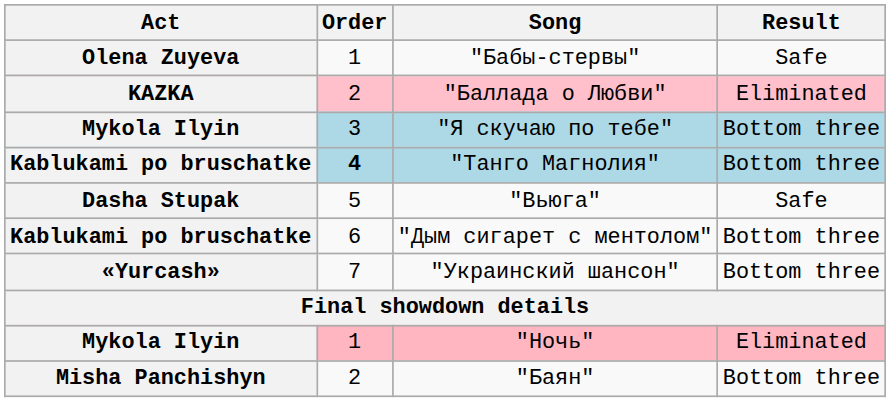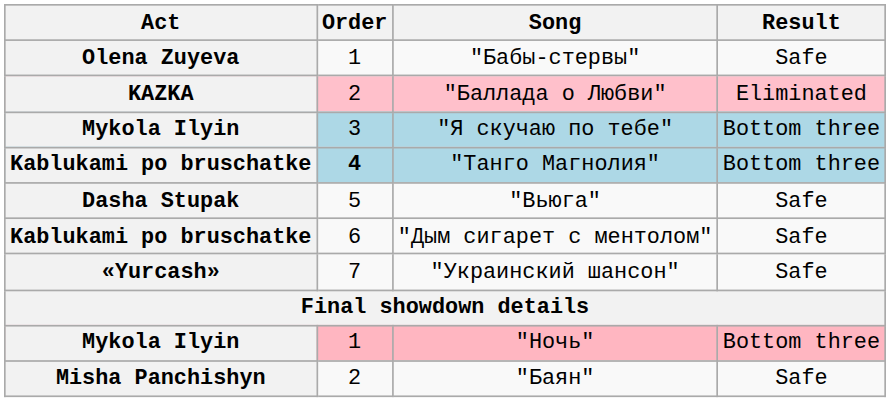(801, 236) Bottom three -> (801, 236) Safe
(801, 272) Bottom three -> (801, 272) Safe
(801, 343) Eliminated -> (801, 343) Bottom three
(801, 379) Bottom three -> (801, 379) Safe
